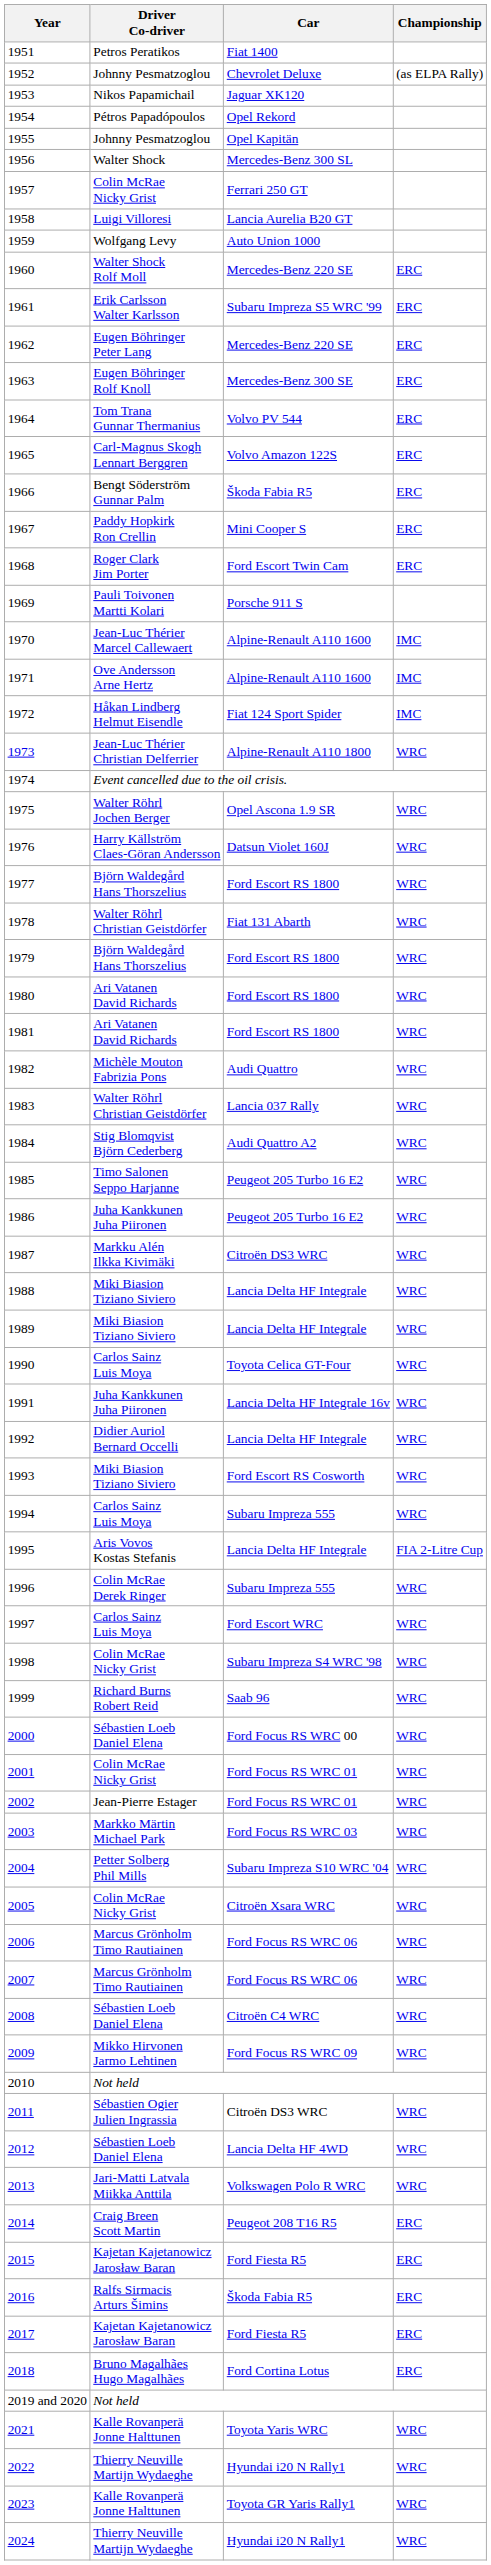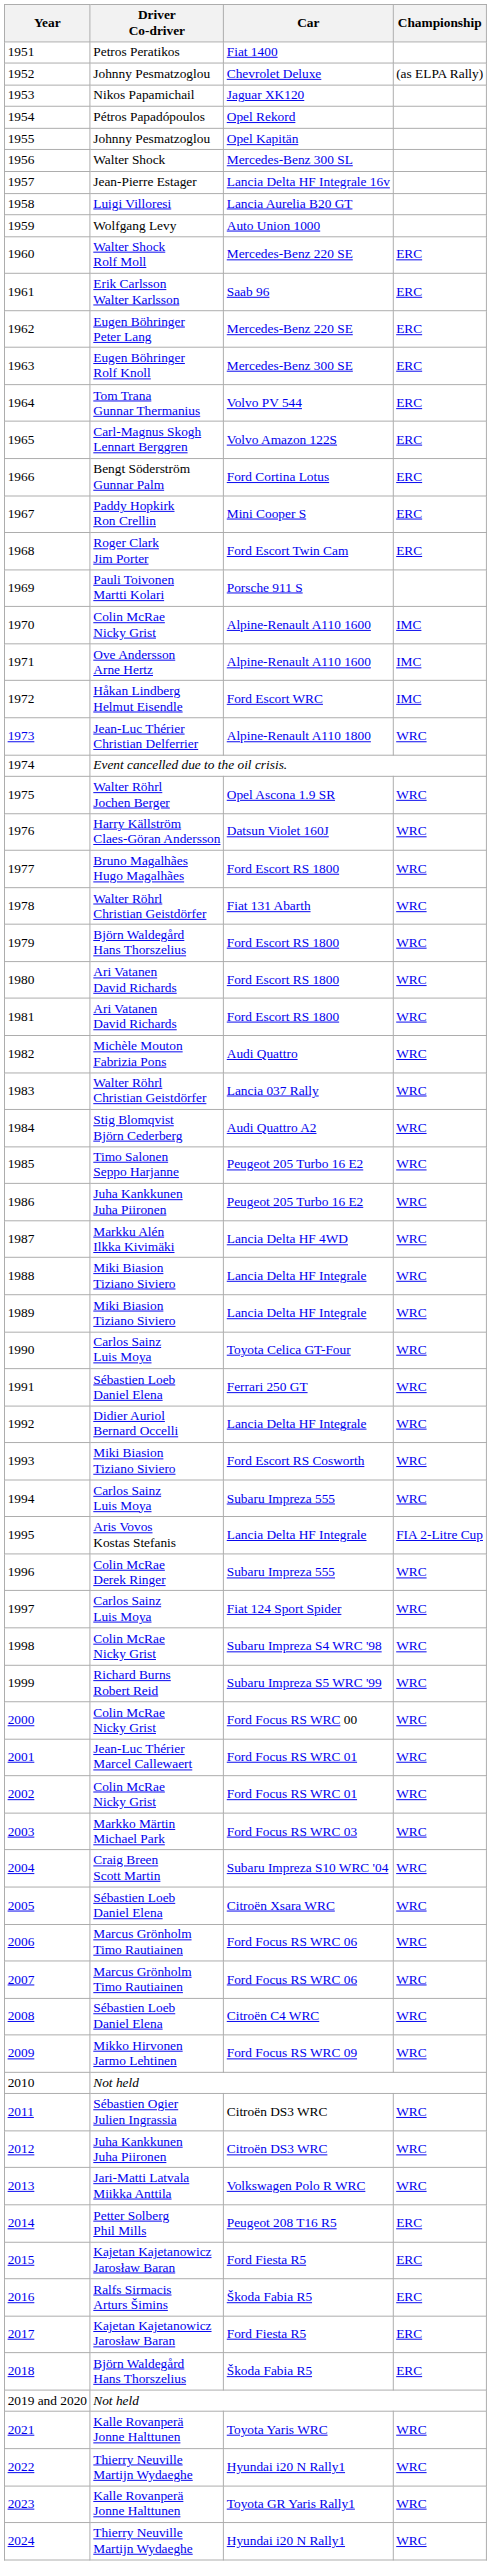(129, 189) Colin McRae Nicky Grist -> (145, 182) Jean-Pierre Estager
(267, 189) Ferrari 250 GT -> (308, 182) Lancia Delta HF Integrale 16v
(304, 307) Subaru Impreza S5 WRC '99 -> (248, 291) Saab 96
(269, 492) Škoda Fabia R5 -> (278, 476) Ford Cortina Lotus
(143, 640) Jean-Luc Thérier Marcel Callewaert -> (129, 625) Colin McRae Nicky Grist
(284, 714) Fiat 124 Sport Spider -> (275, 699) Ford Escort WRC
(140, 884) Björn Waldegård Hans Thorszelius -> (141, 868) Bruno Magalhães Hugo Magalhães
(277, 1254) Citroën DS3 WRC -> (287, 1239) Lancia Delta HF 4WD
(138, 1402) Juha Kankkunen Juha Piironen -> (134, 1387) Sébastien Loeb Daniel Elena
(308, 1402) Lancia Delta HF Integrale 16v -> (267, 1387) Ferrari 250 GT
(275, 1624) Ford Escort WRC -> (284, 1609) Fiat 124 Sport Spider
(248, 1698) Saab 96 -> (304, 1683) Subaru Impreza S5 WRC '99
(134, 1735) Sébastien Loeb Daniel Elena -> (129, 1720) Colin McRae Nicky Grist
(129, 1772) Colin McRae Nicky Grist -> (143, 1757) Jean-Luc Thérier Marcel Callewaert
(145, 1802) Jean-Pierre Estager -> (129, 1794) Colin McRae Nicky Grist
(131, 1868) Petter Solberg Phil Mills -> (127, 1868) Craig Breen Scott Martin
(129, 1905) Colin McRae Nicky Grist -> (134, 1905) Sébastien Loeb Daniel Elena
(134, 2149) Sébastien Loeb Daniel Elena -> (138, 2149) Juha Kankkunen Juha Piironen
(287, 2149) Lancia Delta HF 4WD -> (277, 2149) Citroën DS3 WRC
(127, 2223) Craig Breen Scott Martin -> (131, 2223) Petter Solberg Phil Mills
(141, 2371) Bruno Magalhães Hugo Magalhães -> (140, 2371) Björn Waldegård Hans Thorszelius
(278, 2371) Ford Cortina Lotus -> (269, 2371) Škoda Fabia R5
